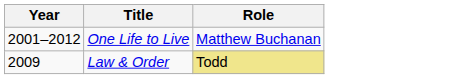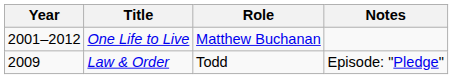+ column: (386, 16)
(212, 62) khaki background -> (212, 62) no background
